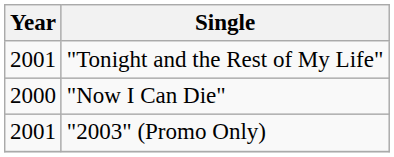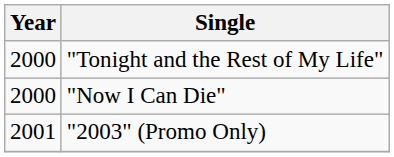(33, 59) 2001 -> (33, 59) 2000
